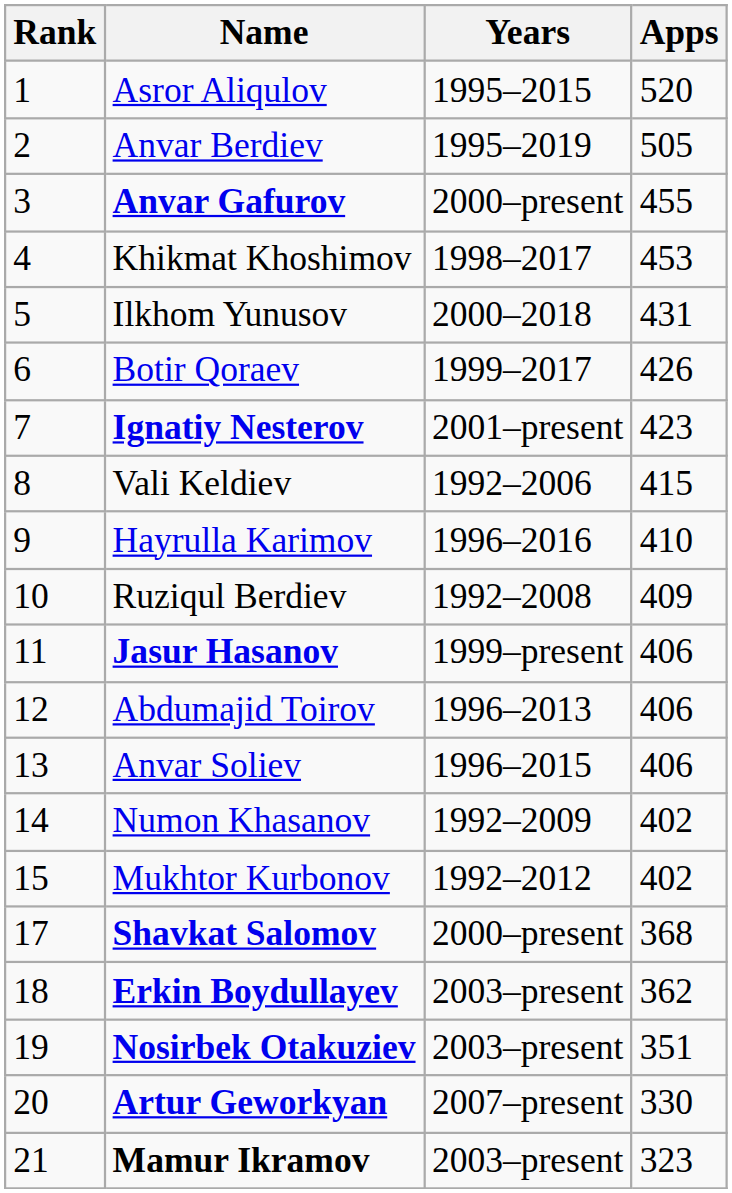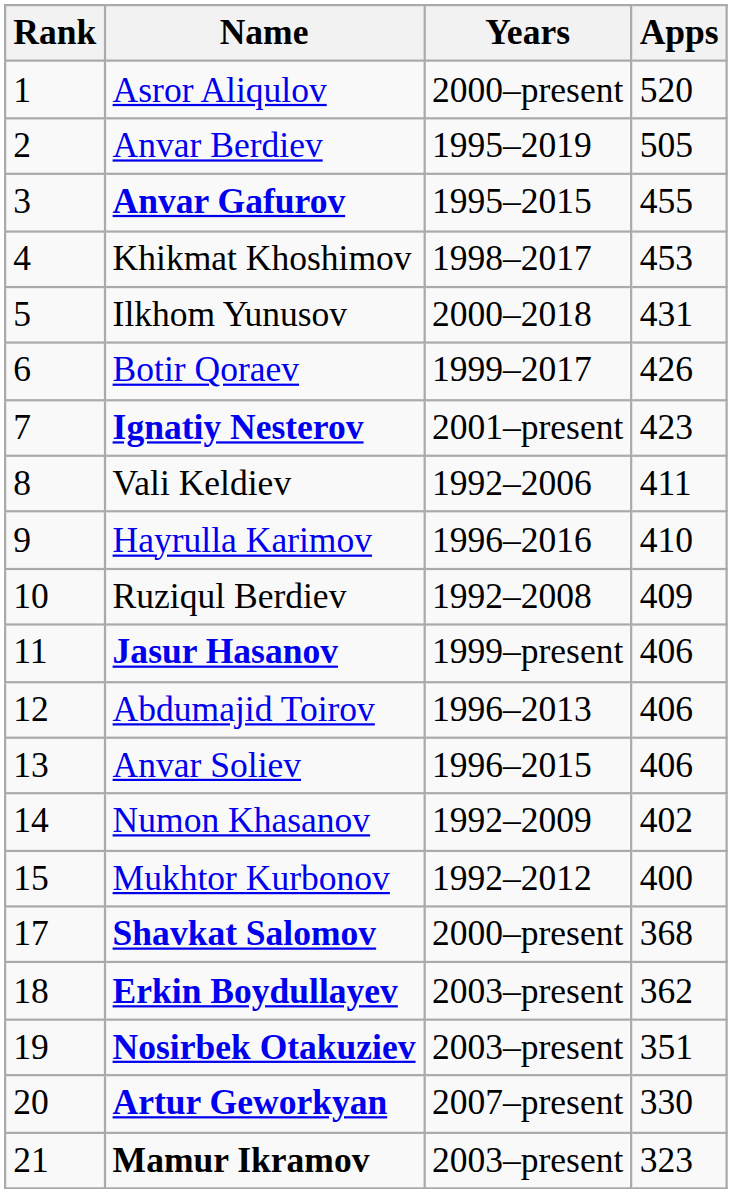(512, 88) 1995–2015 -> (528, 88) 2000–present
(528, 201) 2000–present -> (512, 201) 1995–2015
(666, 483) 415 -> (666, 483) 411
(666, 877) 402 -> (666, 877) 400
